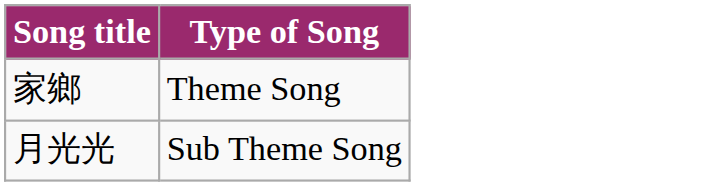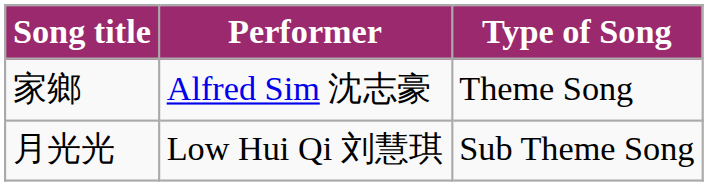+ column: (305, 31)
